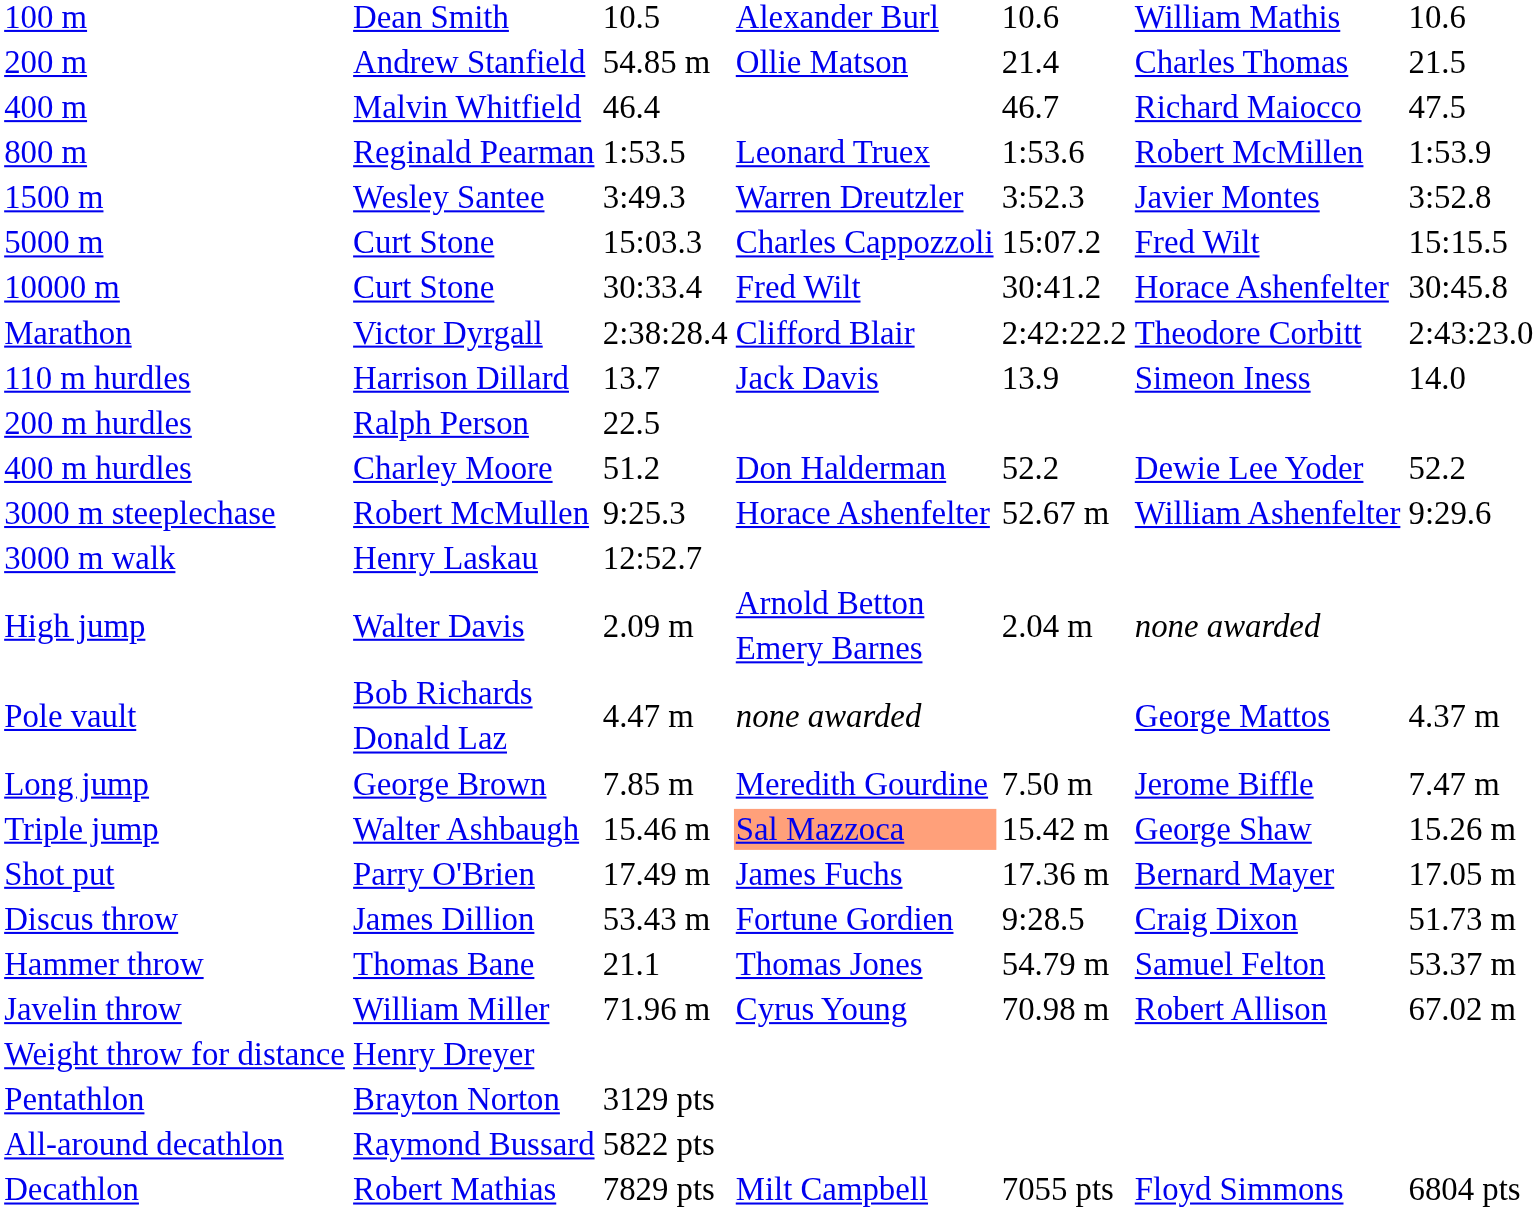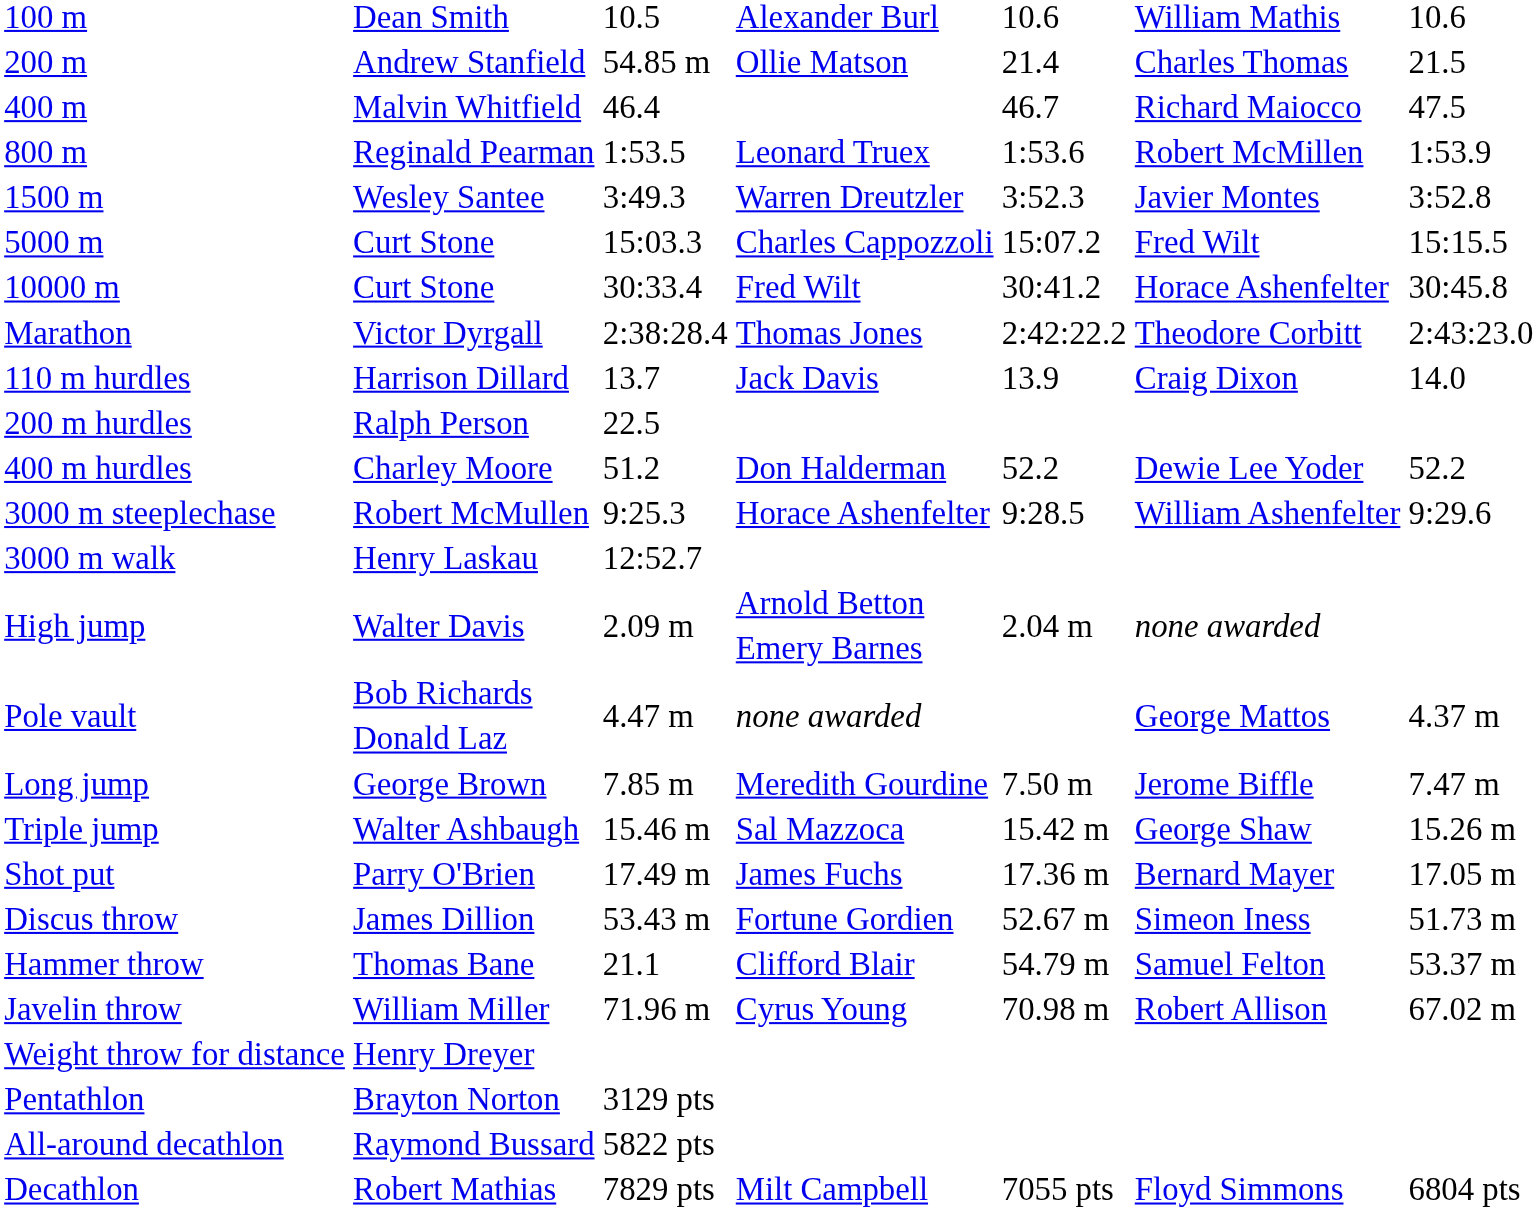(825, 332) Clifford Blair -> (829, 332) Thomas Jones
(1223, 377) Simeon Iness -> (1216, 377) Craig Dixon
(1056, 513) 52.67 m -> (1043, 513) 9:28.5
(820, 828) lightsalmon background -> (820, 828) no background
(1043, 919) 9:28.5 -> (1056, 919) 52.67 m
(1216, 919) Craig Dixon -> (1223, 919) Simeon Iness
(829, 964) Thomas Jones -> (825, 964) Clifford Blair
